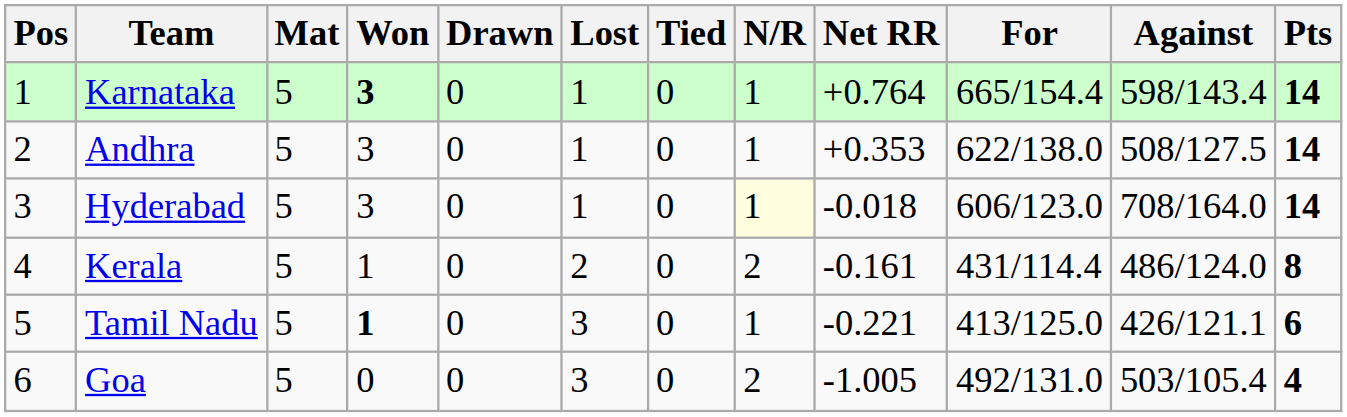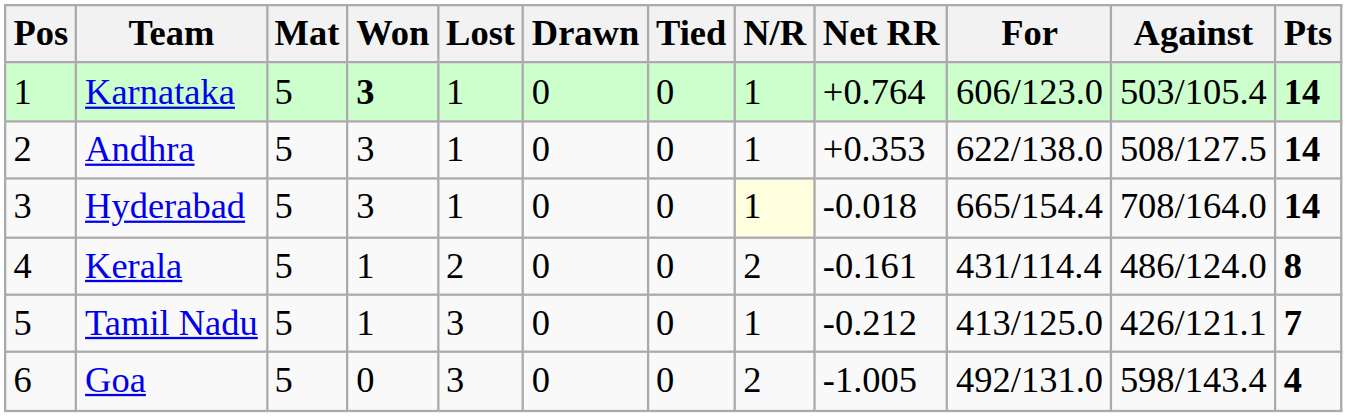columns swapped: (605, 33) <-> (500, 33)
(1030, 91) 665/154.4 -> (1030, 91) 606/123.0
(1193, 91) 598/143.4 -> (1193, 91) 503/105.4
(1030, 206) 606/123.0 -> (1030, 206) 665/154.4
(365, 322) bold -> (365, 322) normal
(870, 322) -0.221 -> (870, 322) -0.212
(1293, 322) 6 -> (1293, 322) 7
(1193, 380) 503/105.4 -> (1193, 380) 598/143.4
